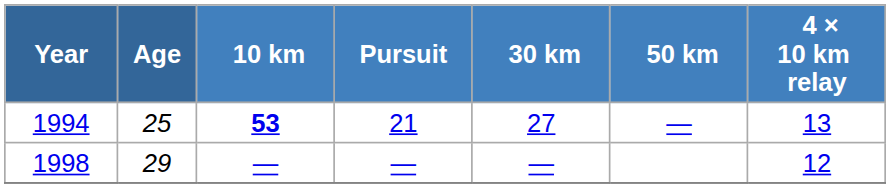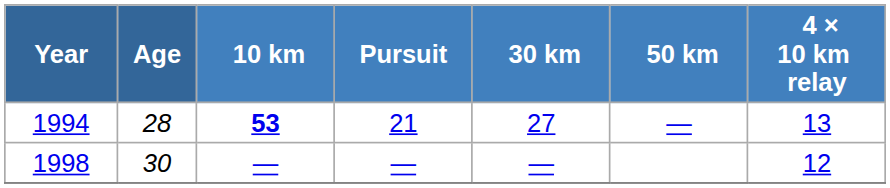(157, 123) 25 -> (157, 123) 28
(157, 163) 29 -> (157, 163) 30
